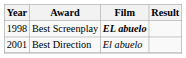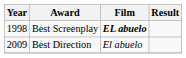(17, 45) 2001 -> (17, 45) 2009
